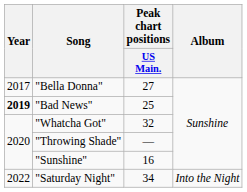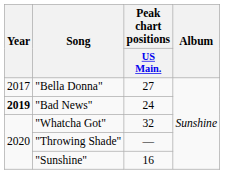(148, 105) 25 -> (148, 105) 24
- row: (75, 178)
